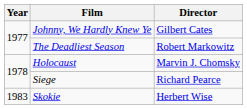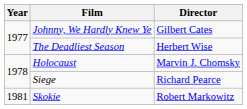(195, 46) Robert Markowitz -> (184, 46) Herbert Wise
(17, 96) 1983 -> (17, 96) 1981
(184, 96) Herbert Wise -> (195, 96) Robert Markowitz
